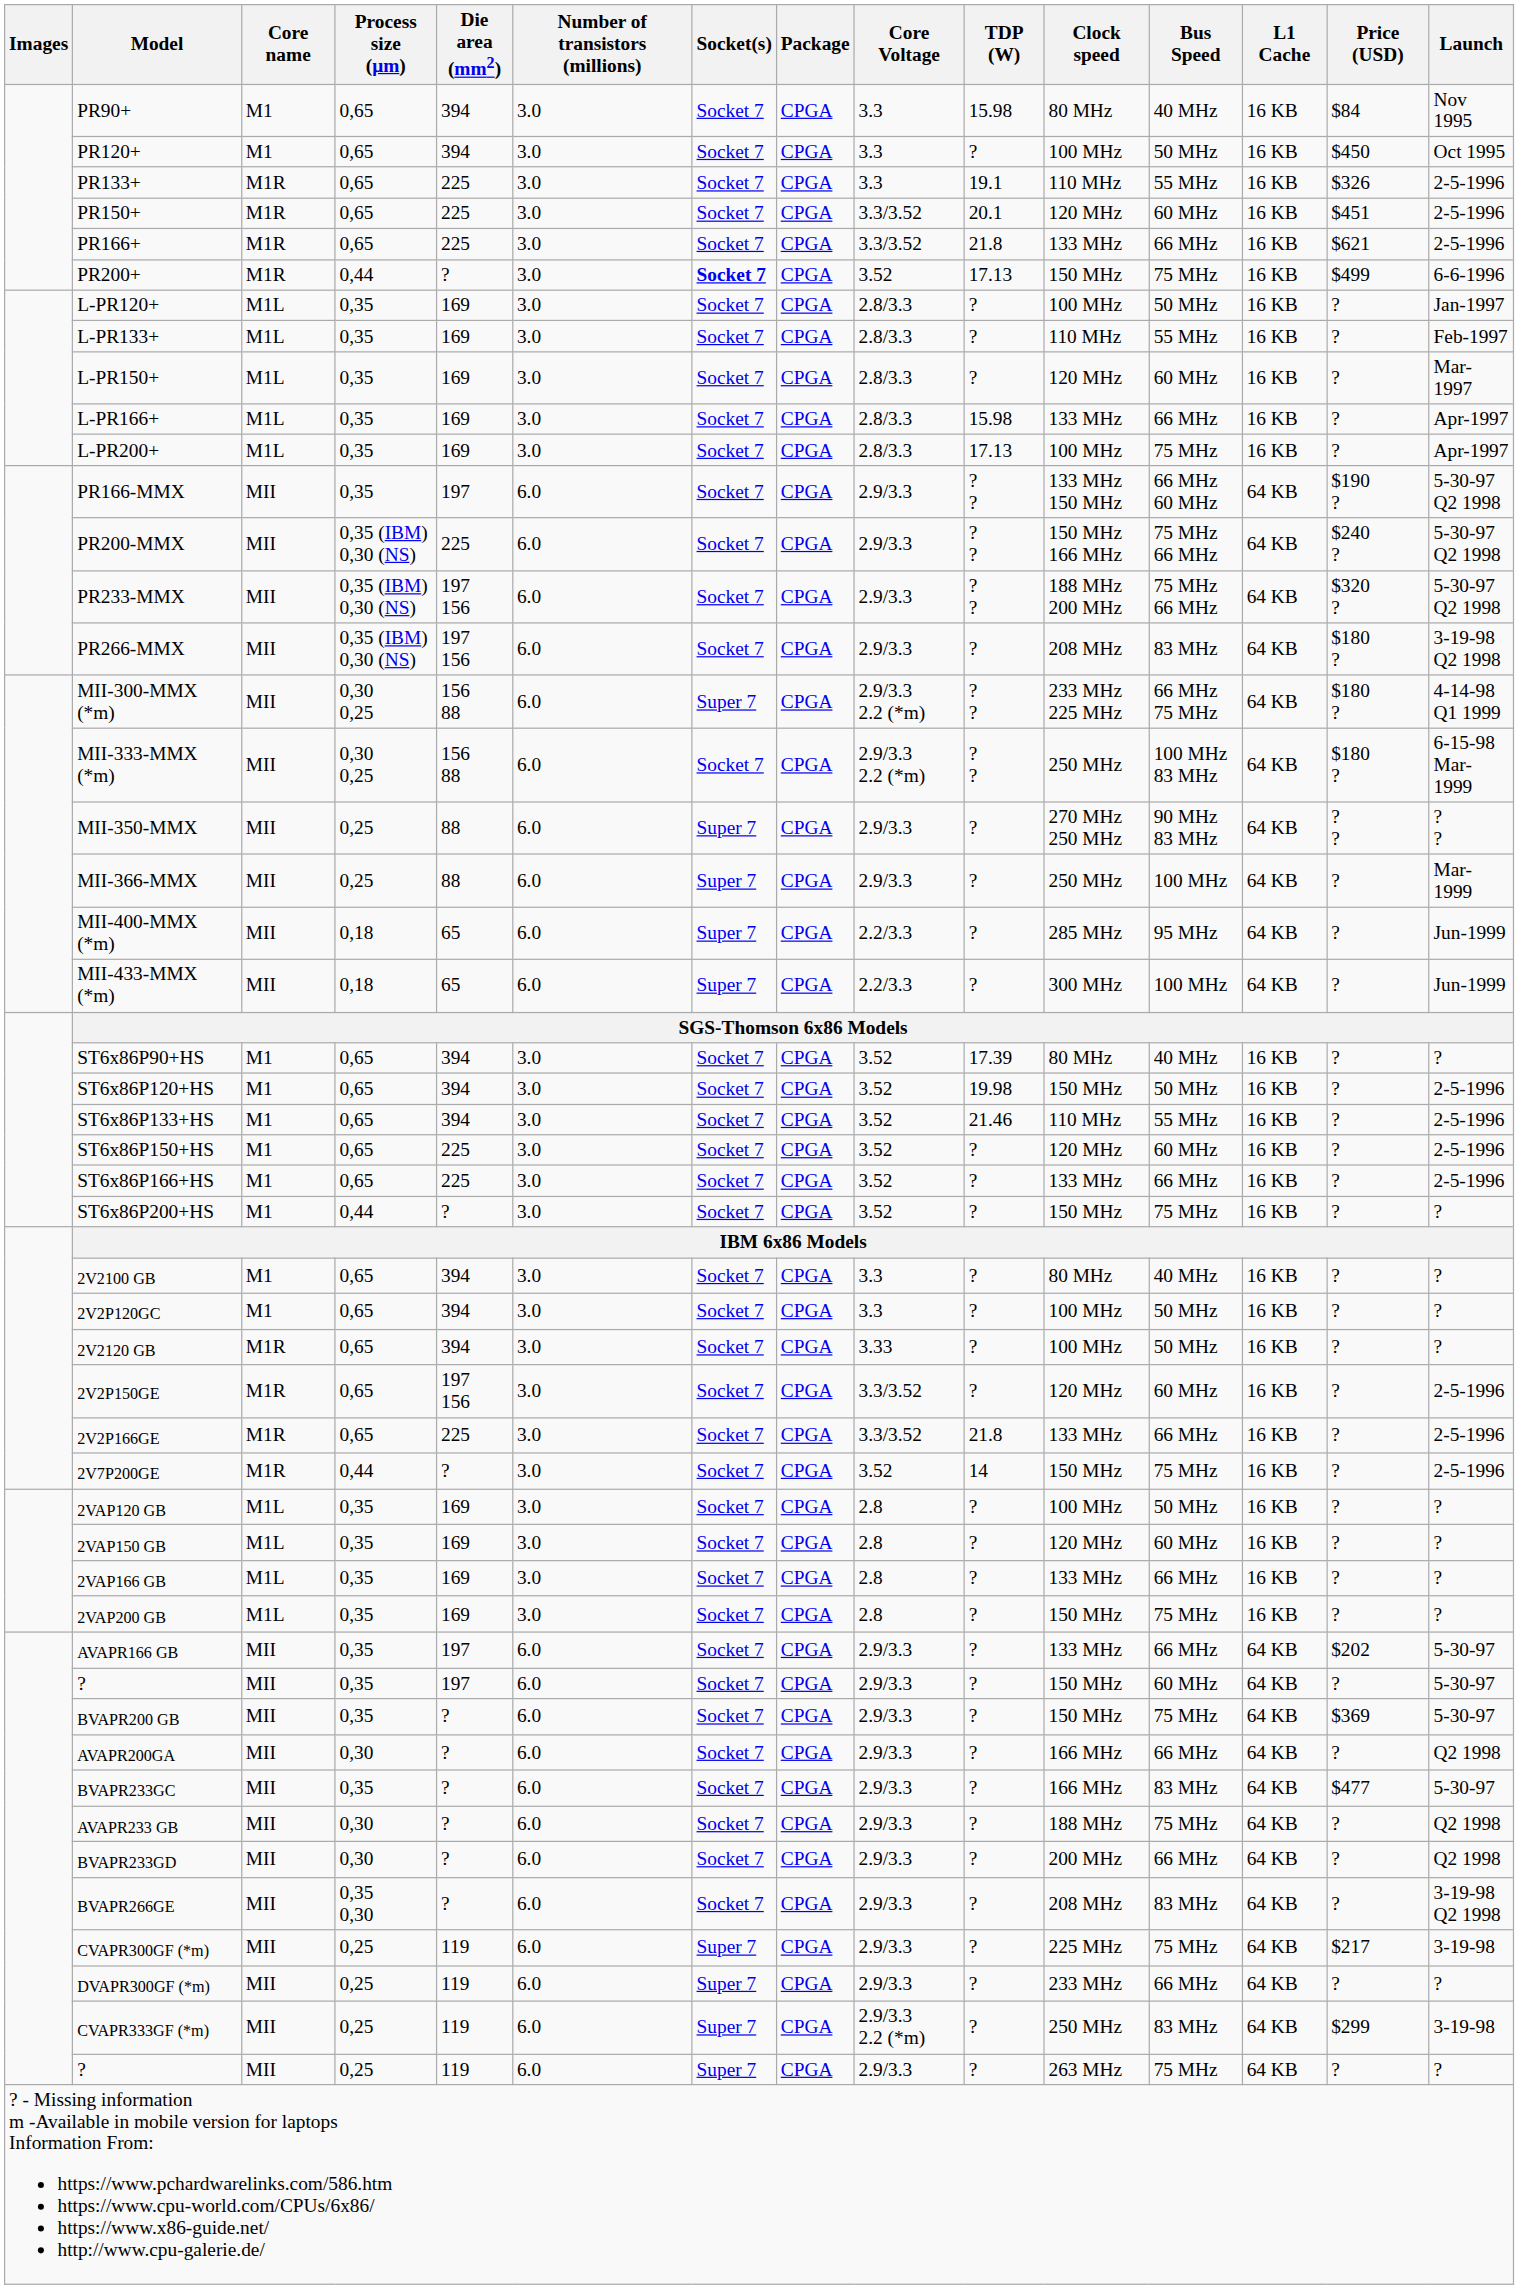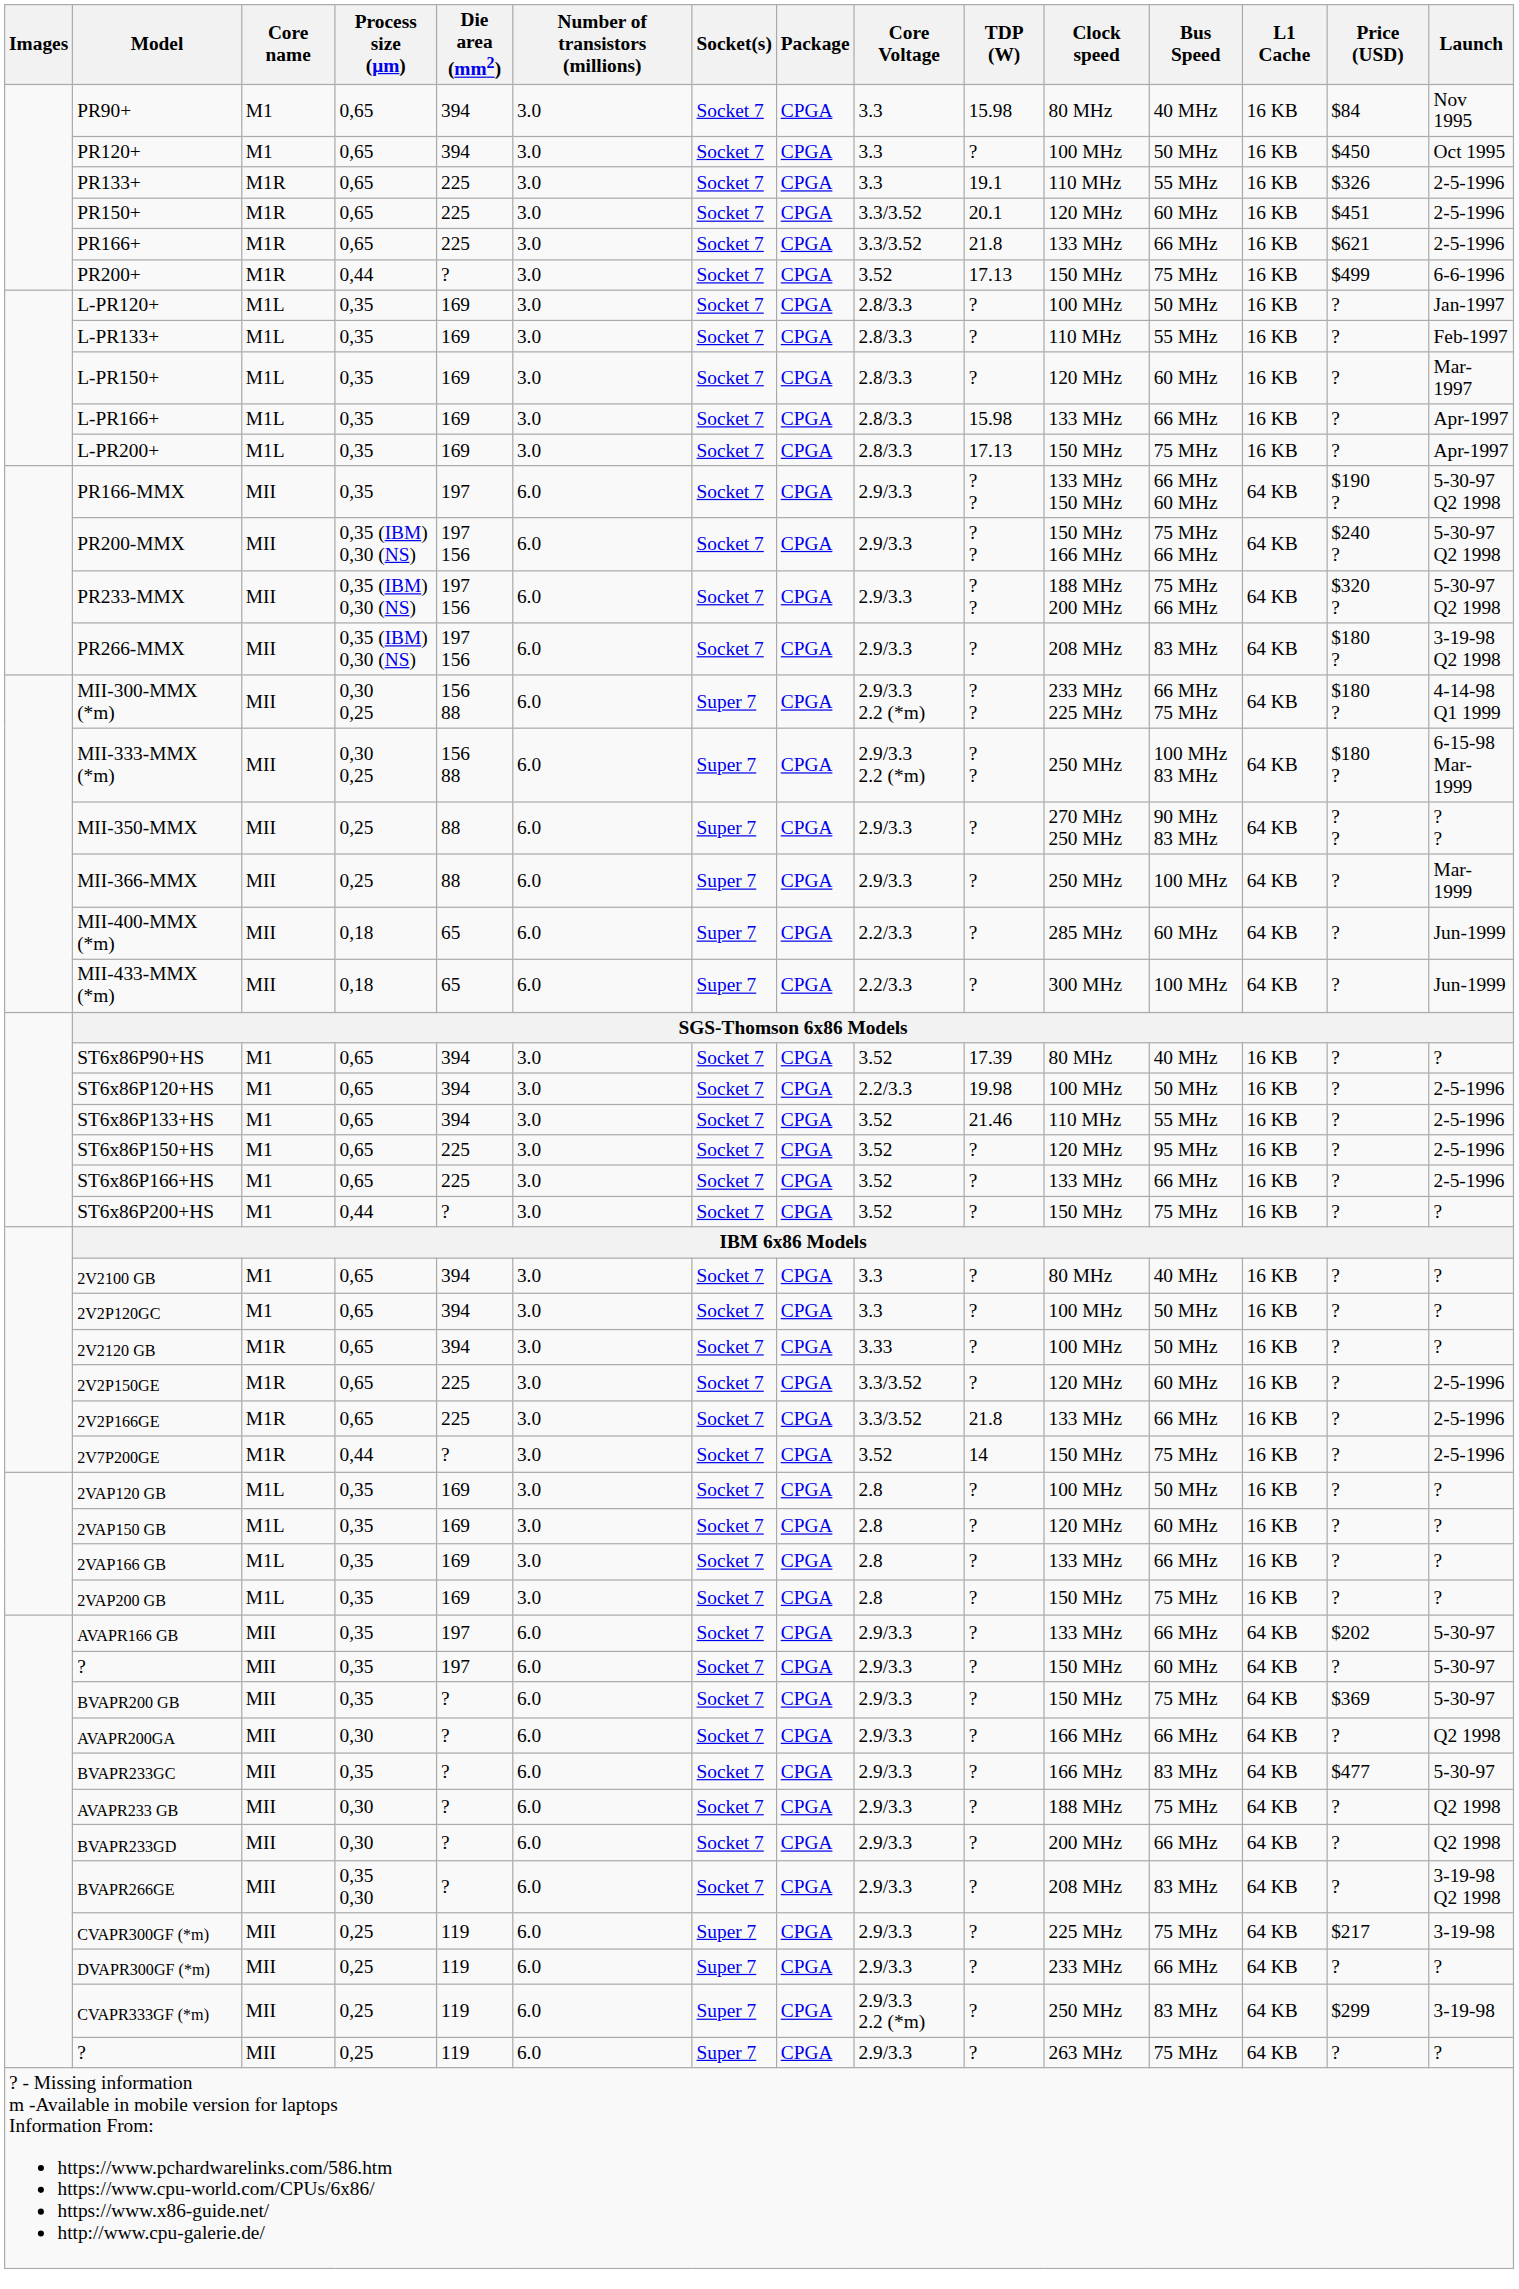(731, 274) bold -> (730, 274) normal
(1085, 449) 100 MHz -> (1085, 449) 150 MHz
(456, 544) 225 -> (456, 544) 197 156
(730, 764) Socket 7 -> (726, 764) Super 7
(1186, 933) 95 MHz -> (1186, 933) 60 MHz
(875, 1088) 3.52 -> (885, 1088) 2.2/3.3
(1085, 1088) 150 MHz -> (1085, 1088) 100 MHz
(1186, 1150) 60 MHz -> (1186, 1150) 95 MHz
(456, 1391) 197 156 -> (456, 1382) 225
